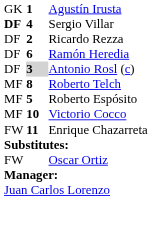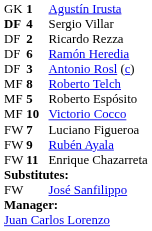(29, 69) lightgrey background -> (29, 69) no background
+ row: (94, 129)
+ row: (81, 144)
- row: (78, 159)
+ row: (88, 190)
